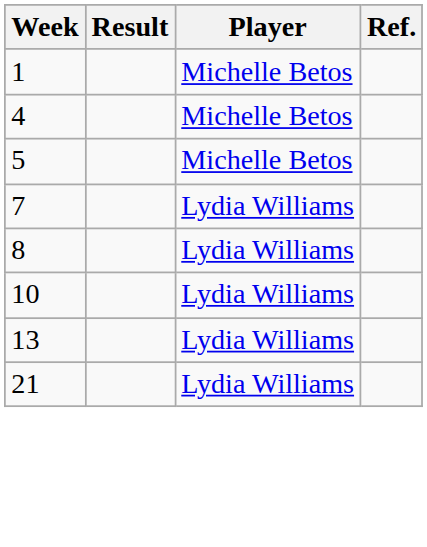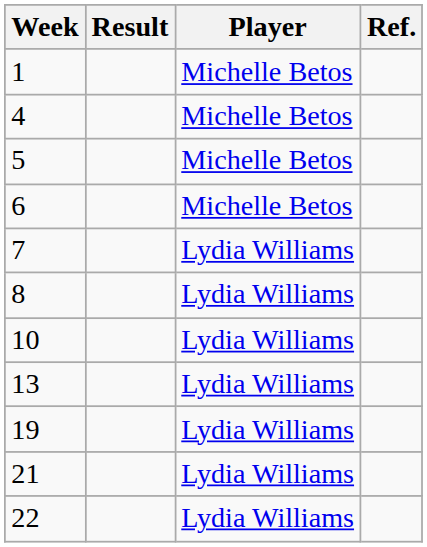+ row: (18, 205)
+ row: (25, 428)
+ row: (25, 518)
